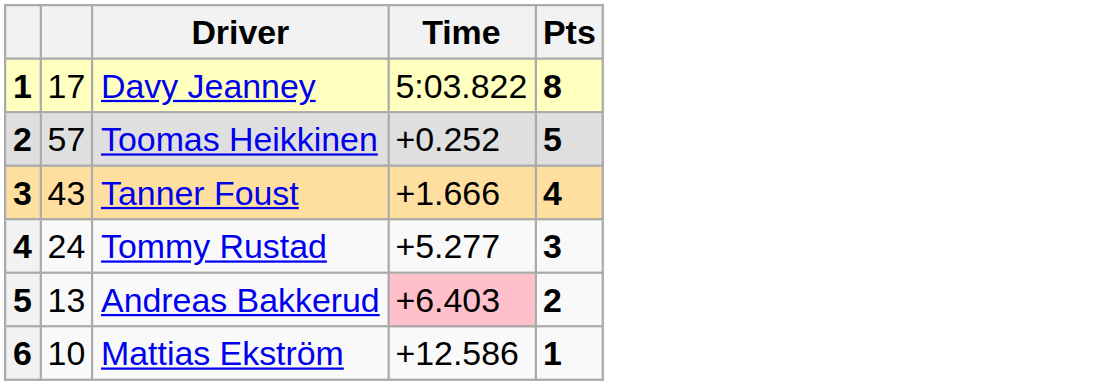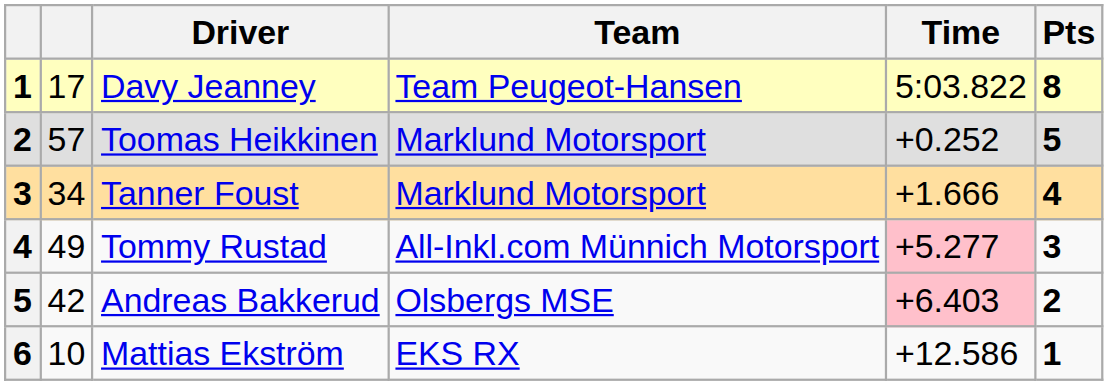+ column: (637, 32)
(66, 193) 43 -> (66, 193) 34
(66, 247) 24 -> (66, 247) 49
(448, 247) no background -> (947, 247) pink background
(66, 300) 13 -> (66, 300) 42
